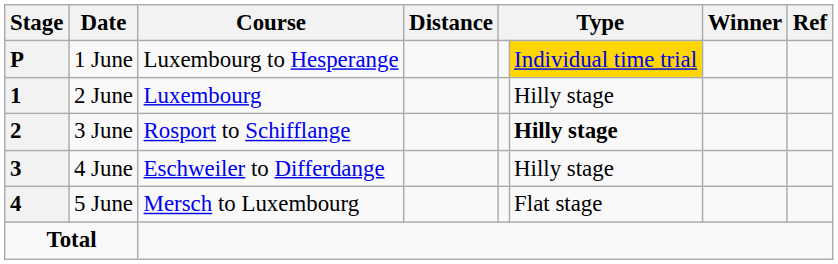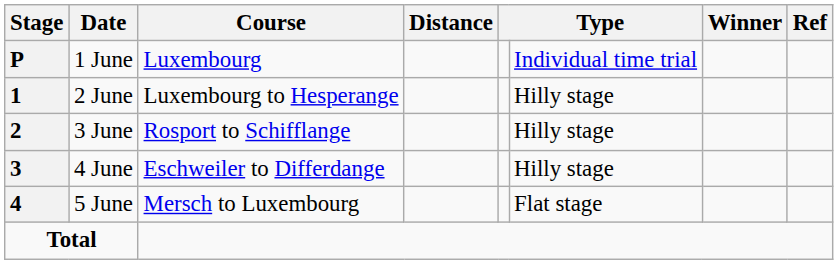(271, 58) Luxembourg to Hesperange -> (202, 58) Luxembourg
(606, 58) gold background -> (606, 58) no background
(202, 95) Luxembourg -> (271, 95) Luxembourg to Hesperange
(566, 131) bold -> (564, 131) normal
